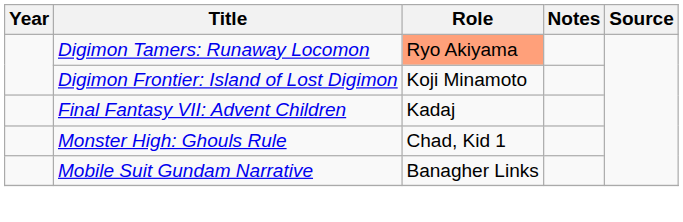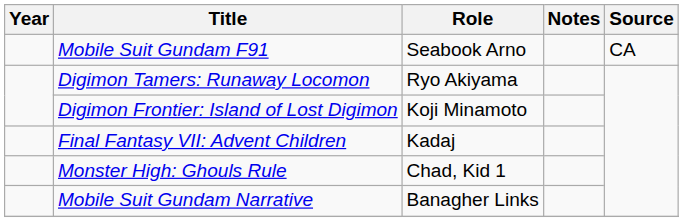+ row: (163, 49)
(462, 49) lightsalmon background -> (462, 79) no background
